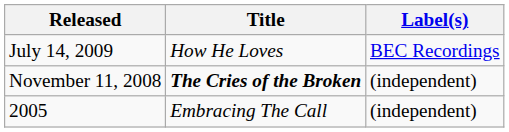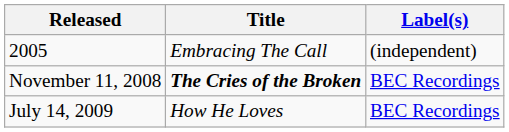rows swapped: (28, 111) <-> (61, 50)
(423, 80) (independent) -> (435, 80) BEC Recordings
